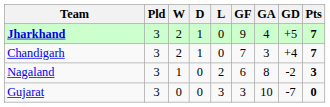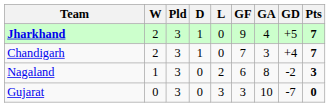columns swapped: (157, 14) <-> (179, 14)
